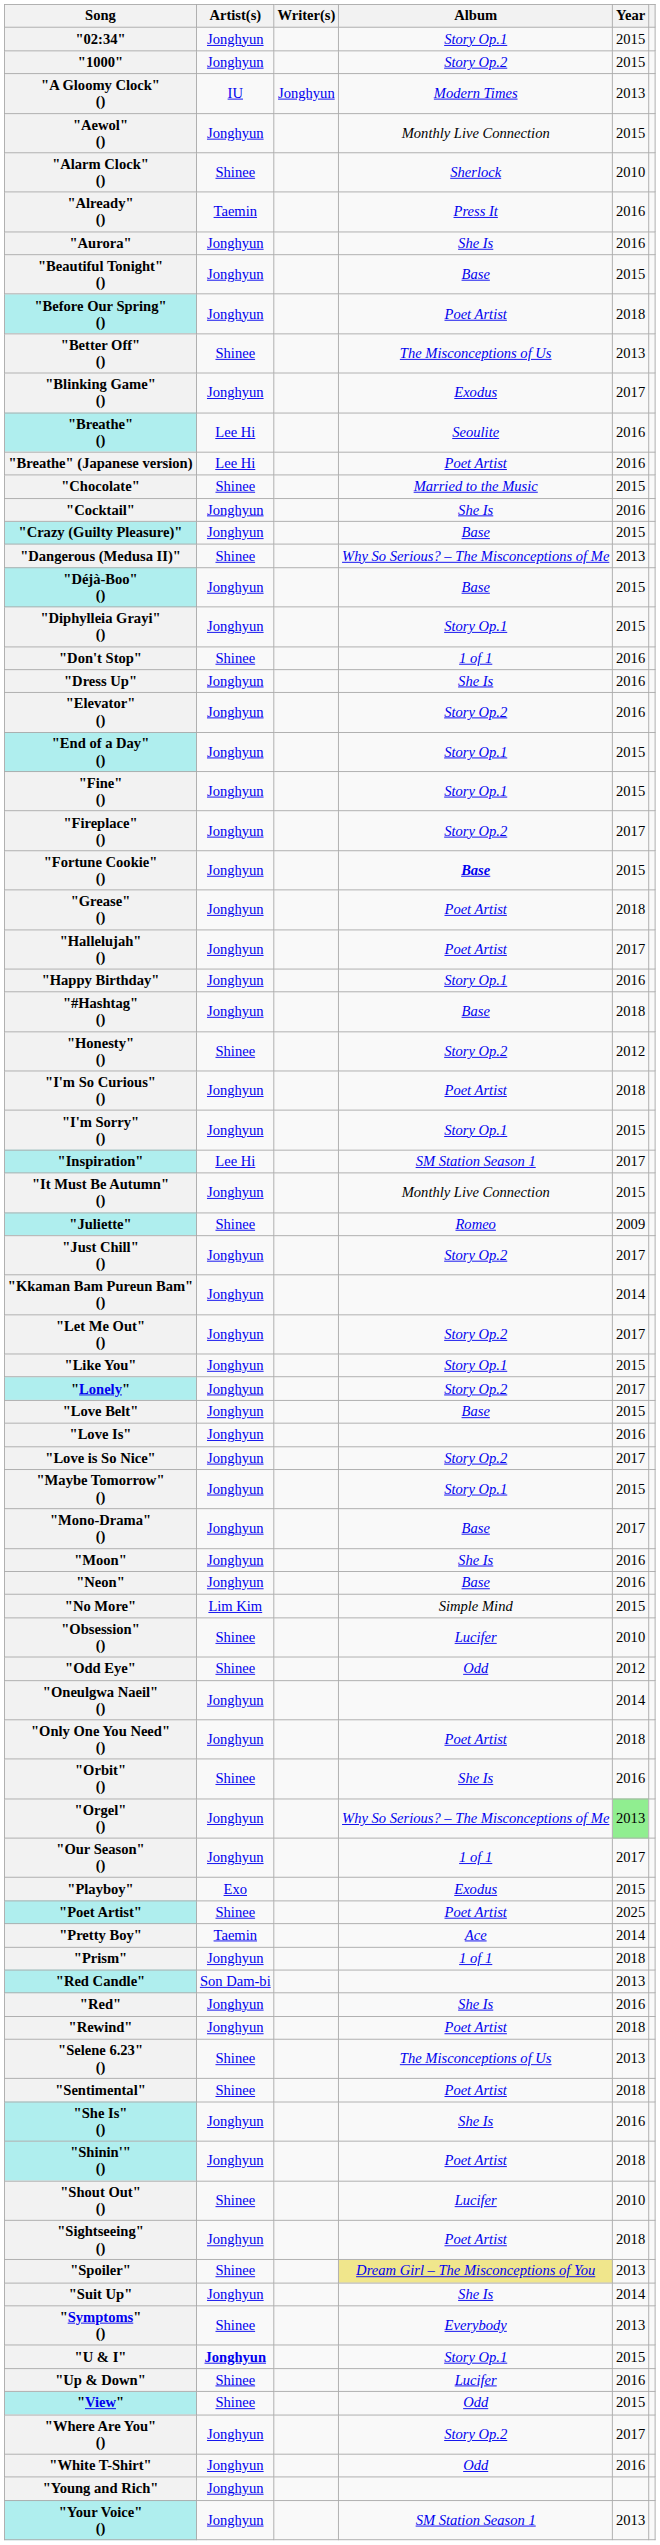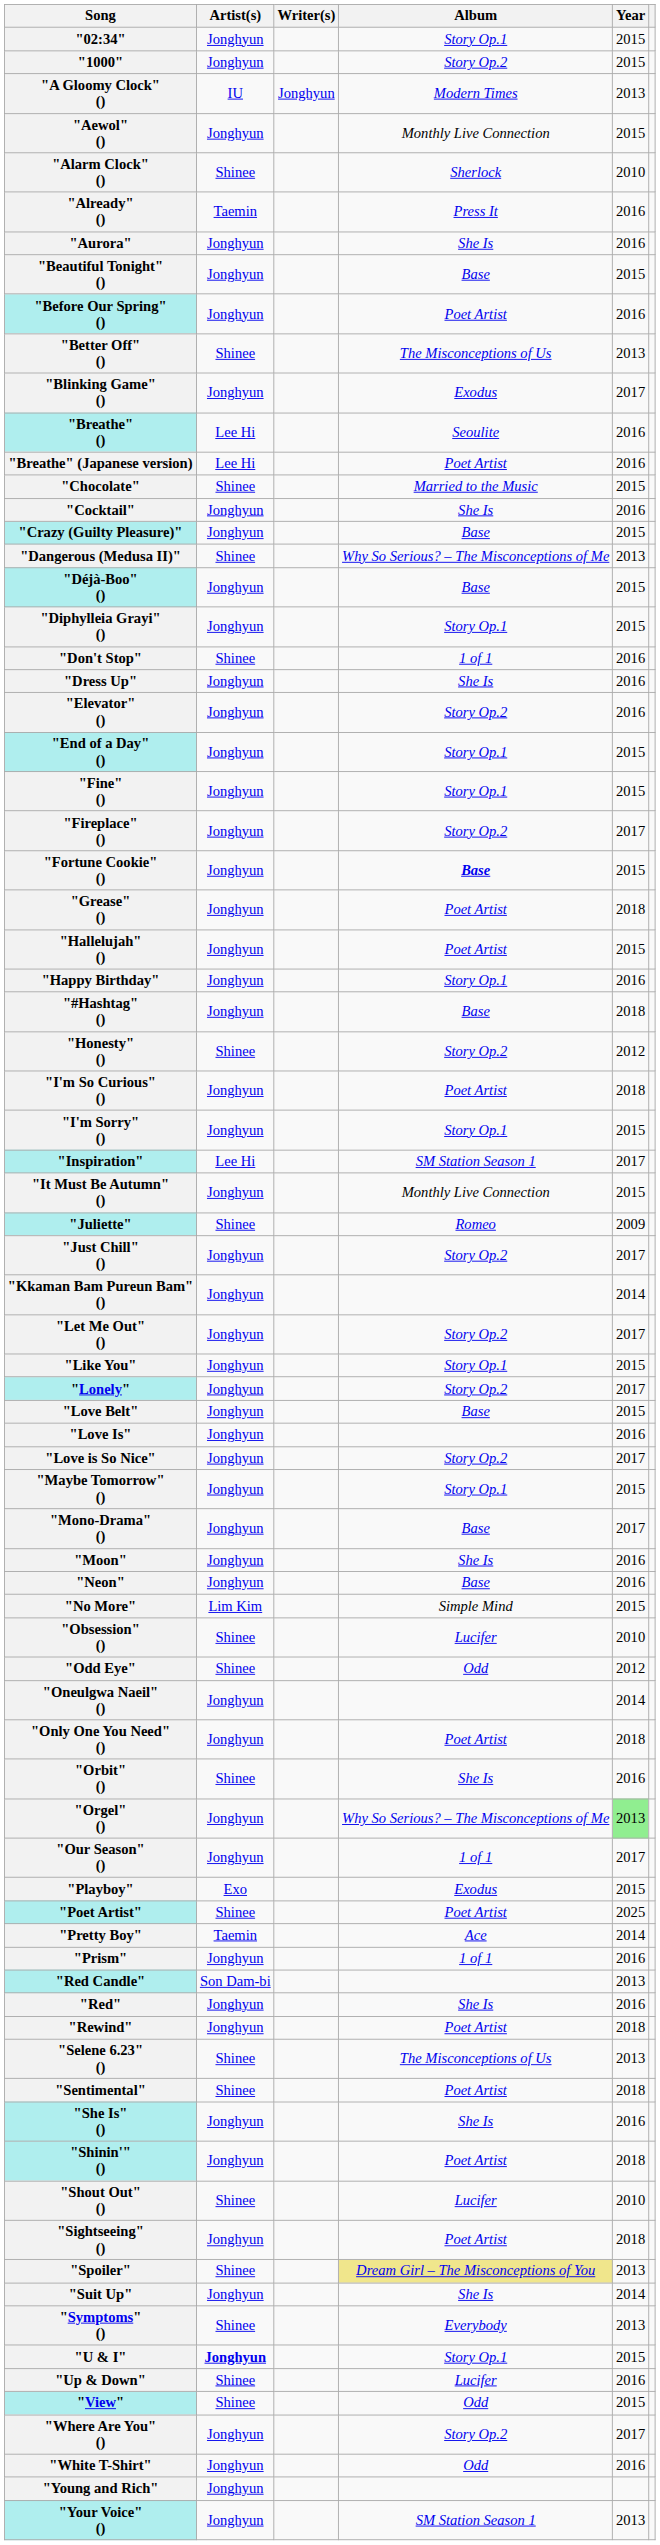(631, 313) 2018 -> (631, 313) 2016
(631, 949) 2017 -> (631, 949) 2015
(631, 1958) 2018 -> (631, 1958) 2016
